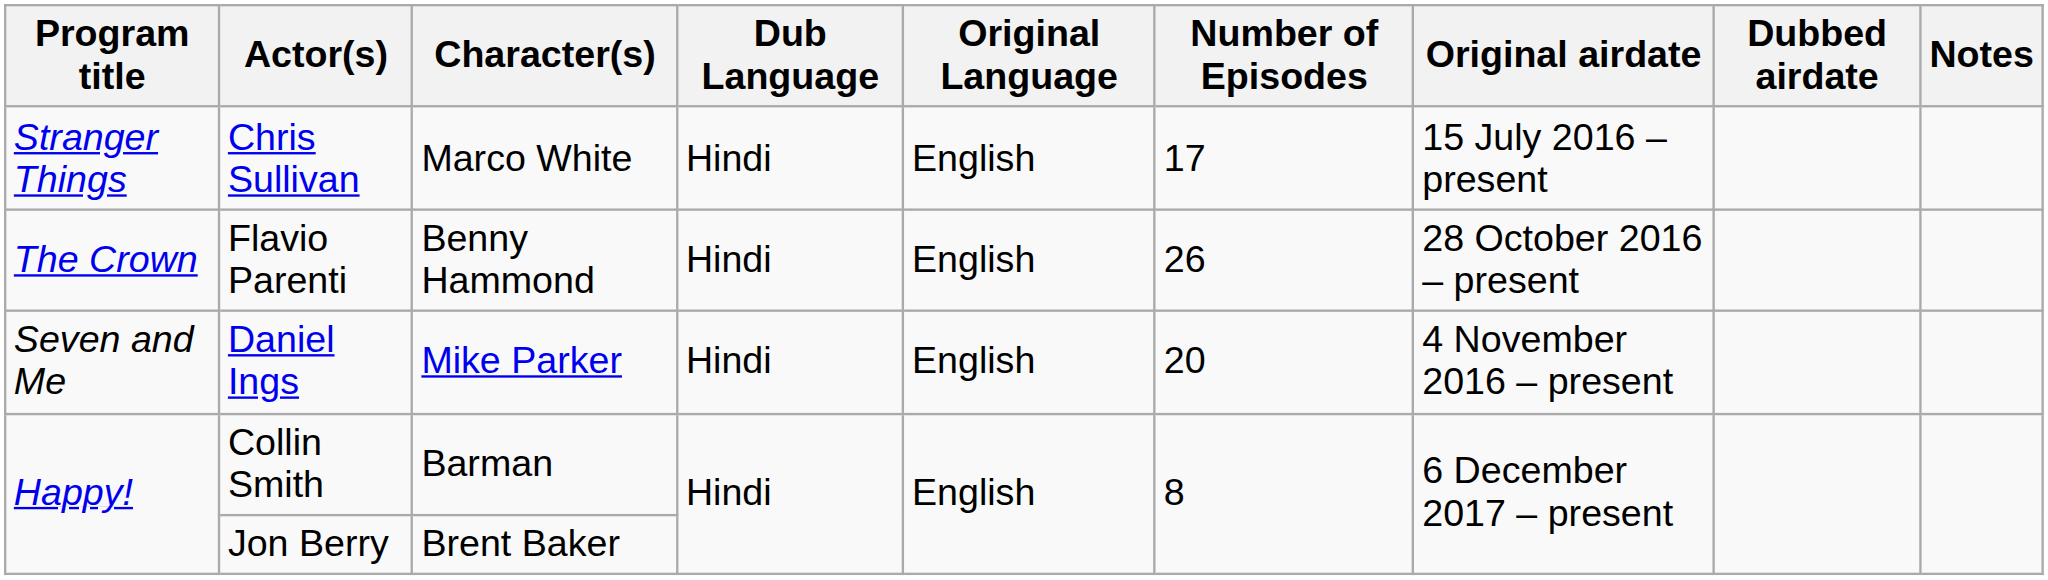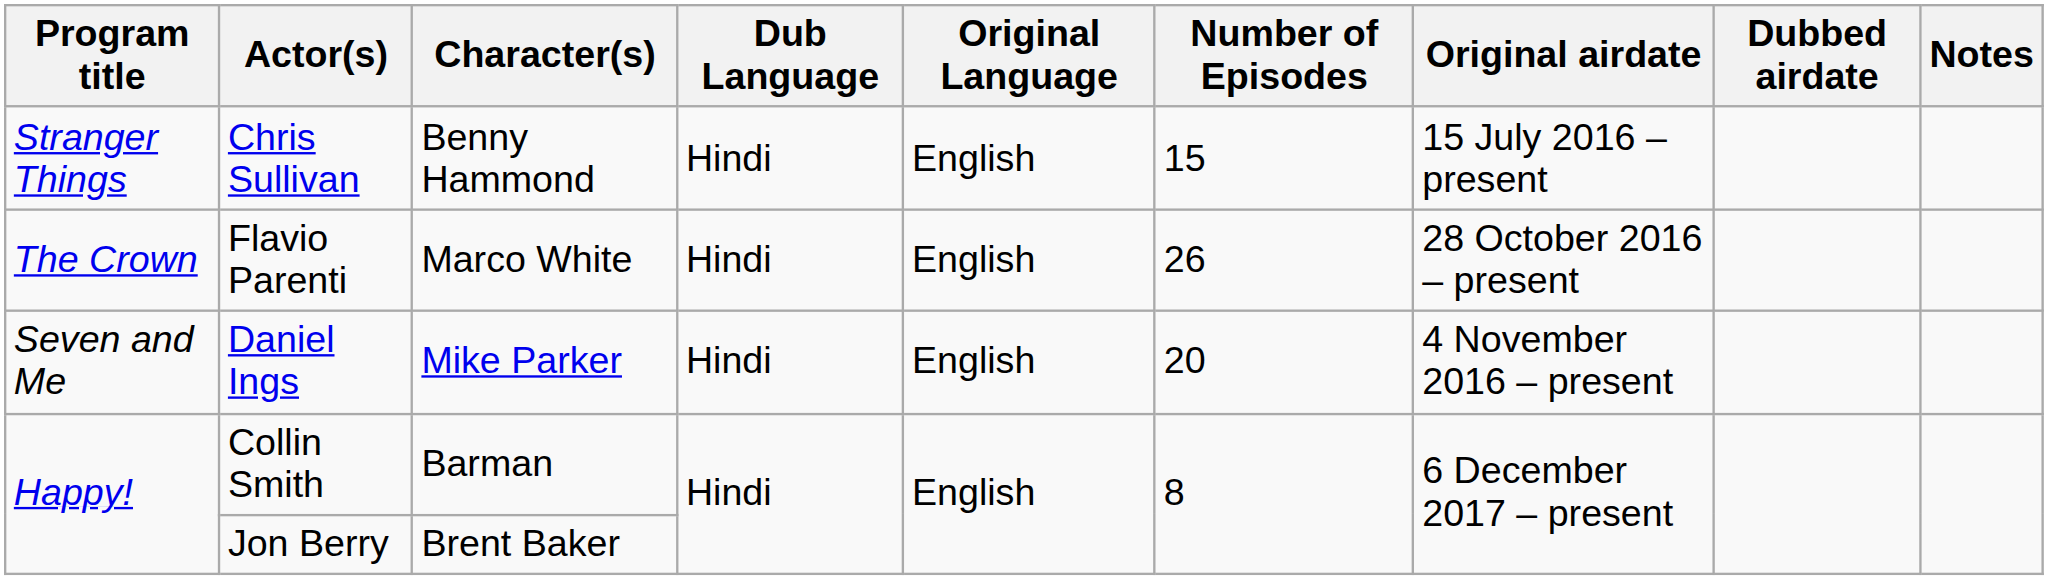(527, 157) Marco White -> (508, 157) Benny Hammond
(1185, 157) 17 -> (1185, 157) 15
(508, 259) Benny Hammond -> (527, 259) Marco White
